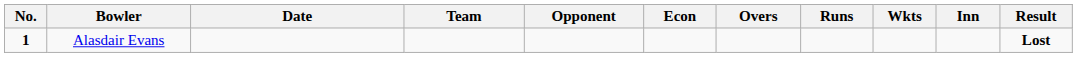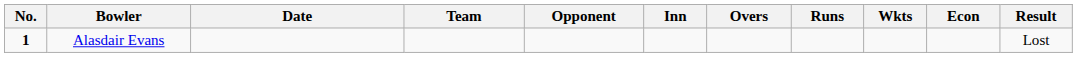columns swapped: (968, 16) <-> (680, 16)
(1036, 40) bold -> (1036, 40) normal
